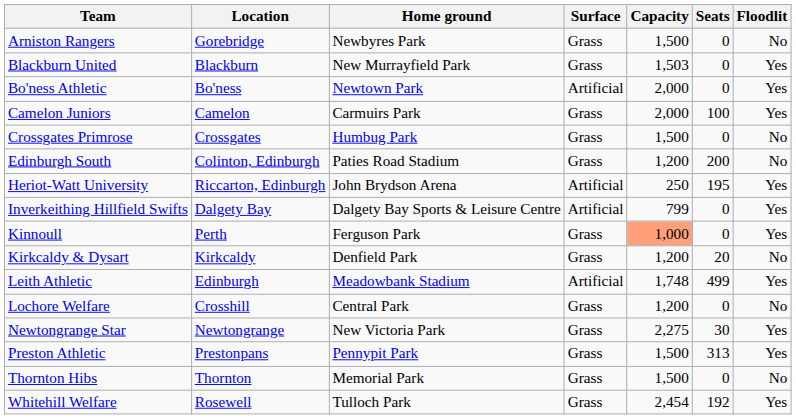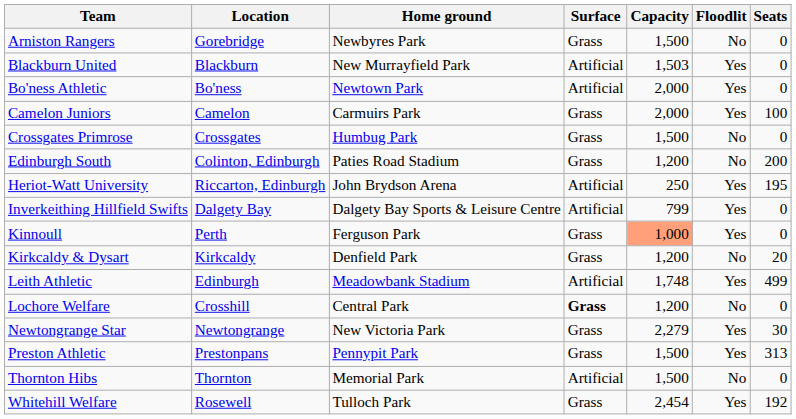columns swapped: (713, 16) <-> (762, 16)
(585, 64) Grass -> (596, 64) Artificial
(585, 305) normal -> (587, 305) bold
(672, 329) 2,275 -> (672, 329) 2,279
(585, 378) Grass -> (596, 378) Artificial
